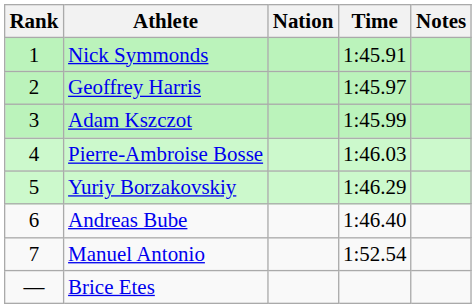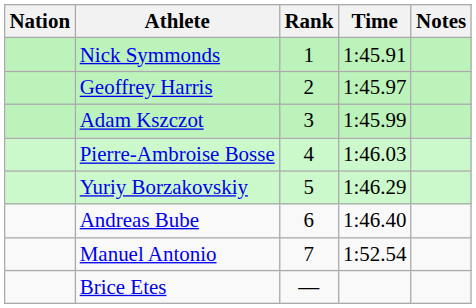columns swapped: (34, 21) <-> (303, 21)
